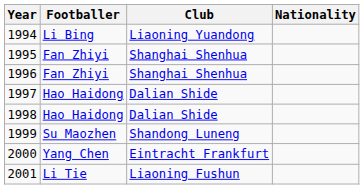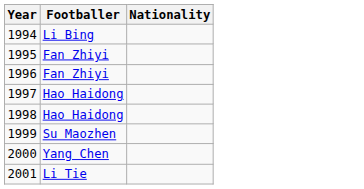- column: (199, 14)
